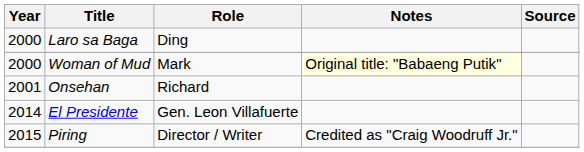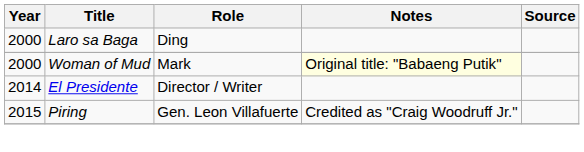- row: (79, 87)
(228, 111) Gen. Leon Villafuerte -> (210, 87) Director / Writer
(210, 135) Director / Writer -> (228, 111) Gen. Leon Villafuerte
